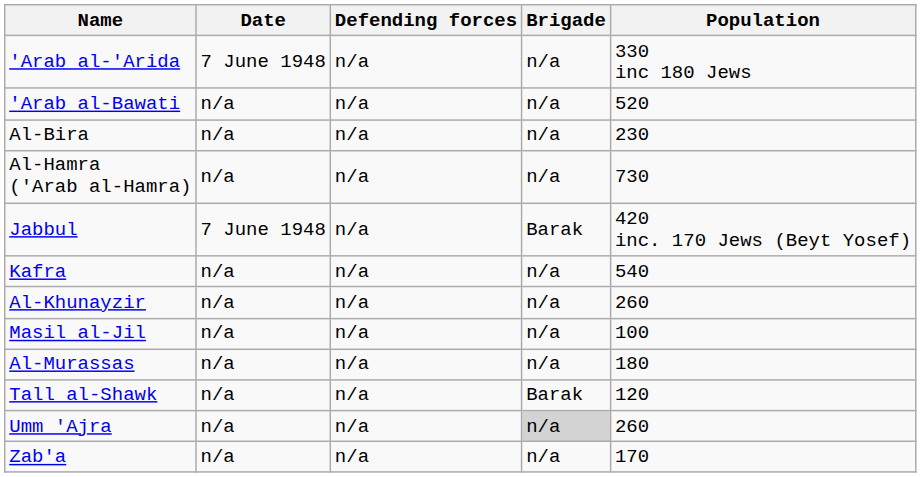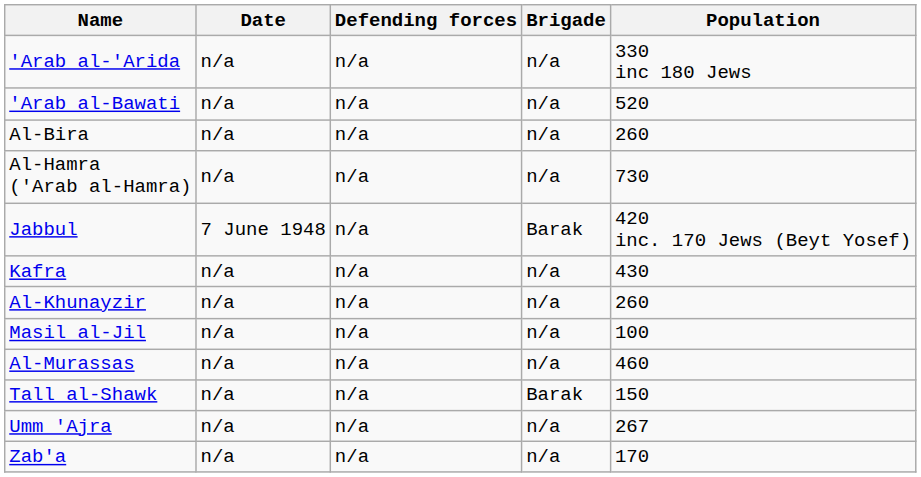(263, 62) 7 June 1948 -> (218, 62) n/a
(632, 135) 230 -> (632, 135) 260
(632, 271) 540 -> (632, 271) 430
(632, 364) 180 -> (632, 364) 460
(632, 395) 120 -> (632, 395) 150
(543, 426) lightgrey background -> (543, 426) no background
(632, 426) 260 -> (632, 426) 267
